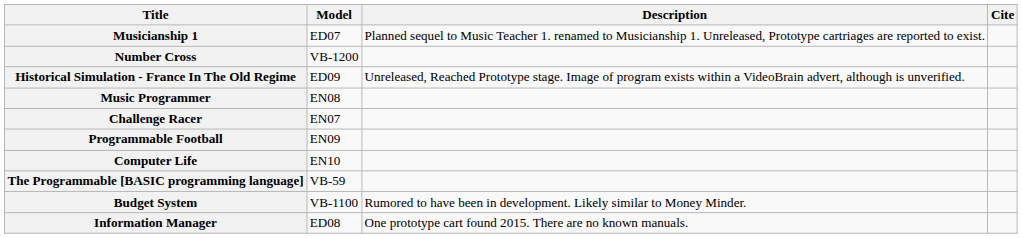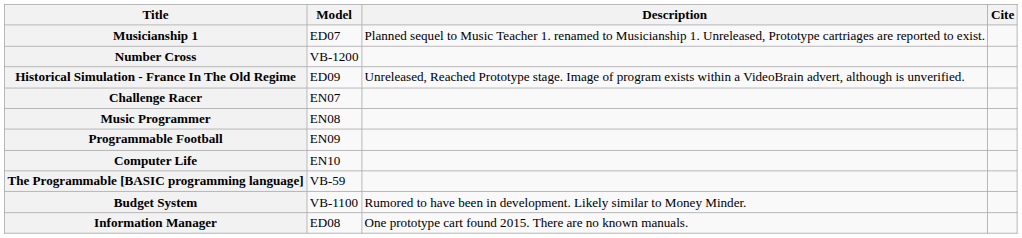rows swapped: (156, 118) <-> (156, 98)
